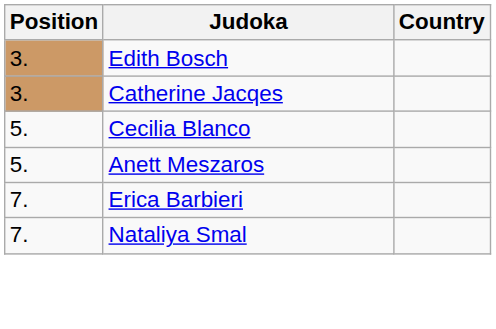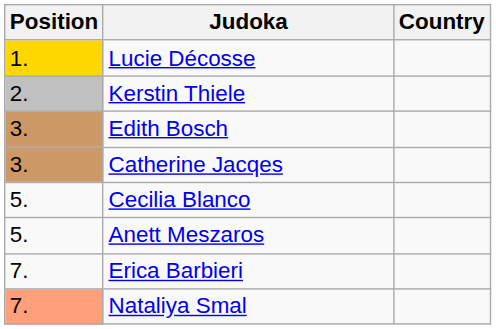+ row: (182, 57)
+ row: (177, 93)
(19, 235) no background -> (19, 306) lightsalmon background
